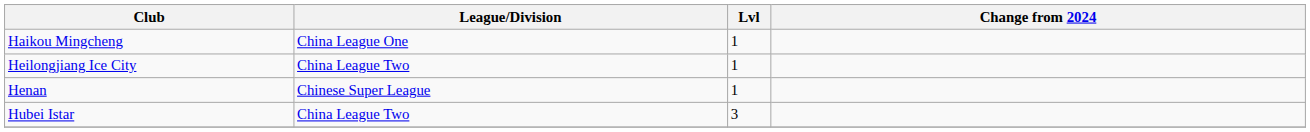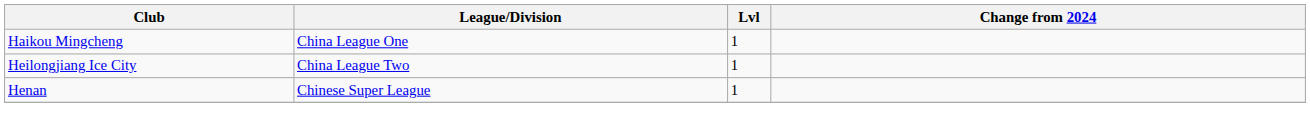- row: (41, 114)
